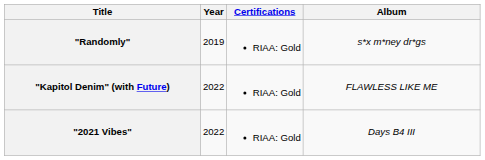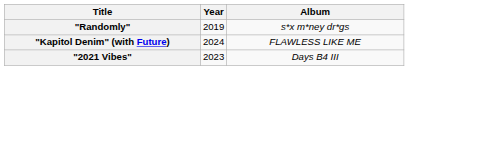- column: (265, 12)
(214, 87) 2022 -> (214, 42) 2024
(214, 132) 2022 -> (214, 57) 2023
